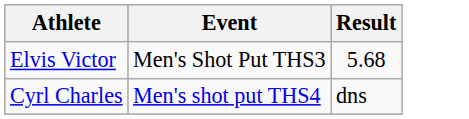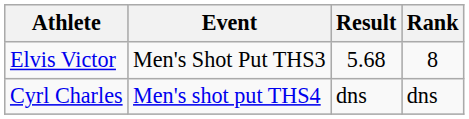+ column: (433, 23)
